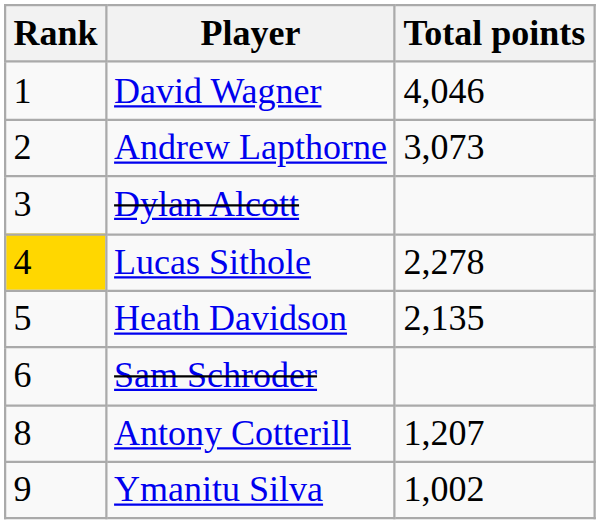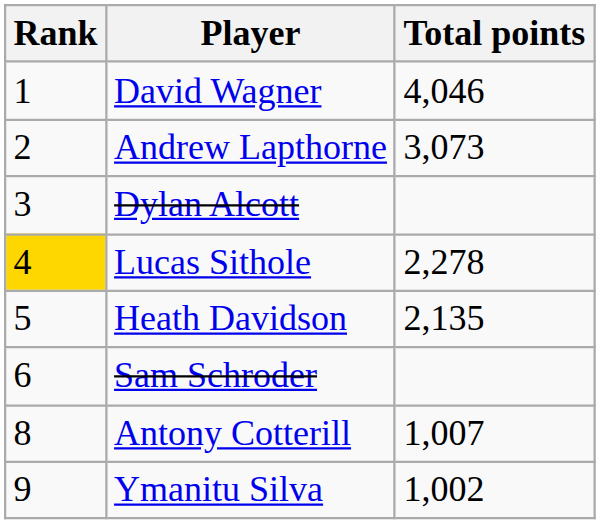(444, 432) 1,207 -> (444, 432) 1,007
